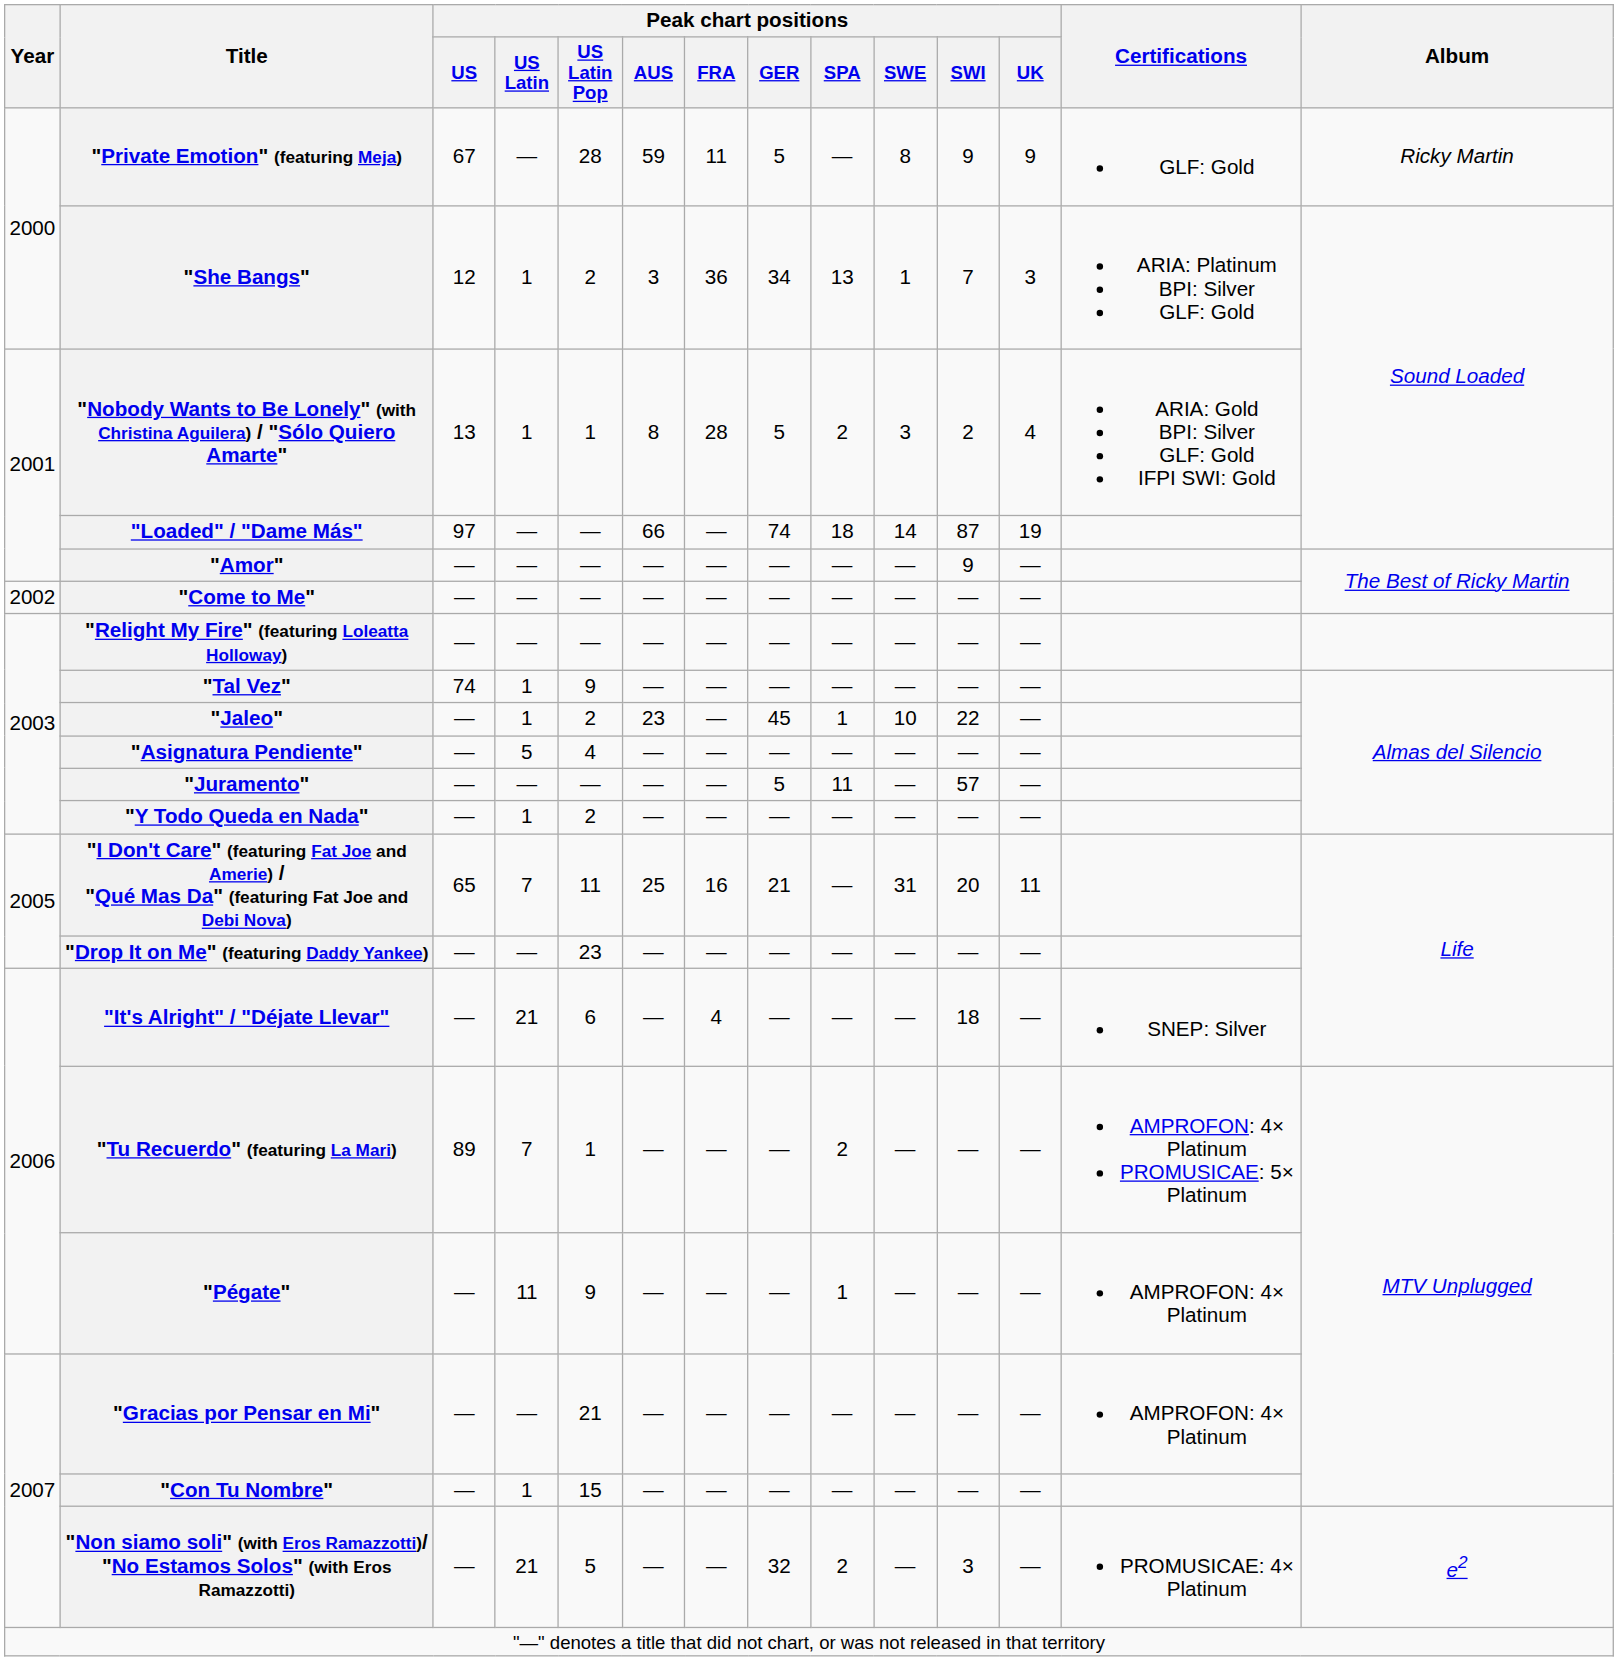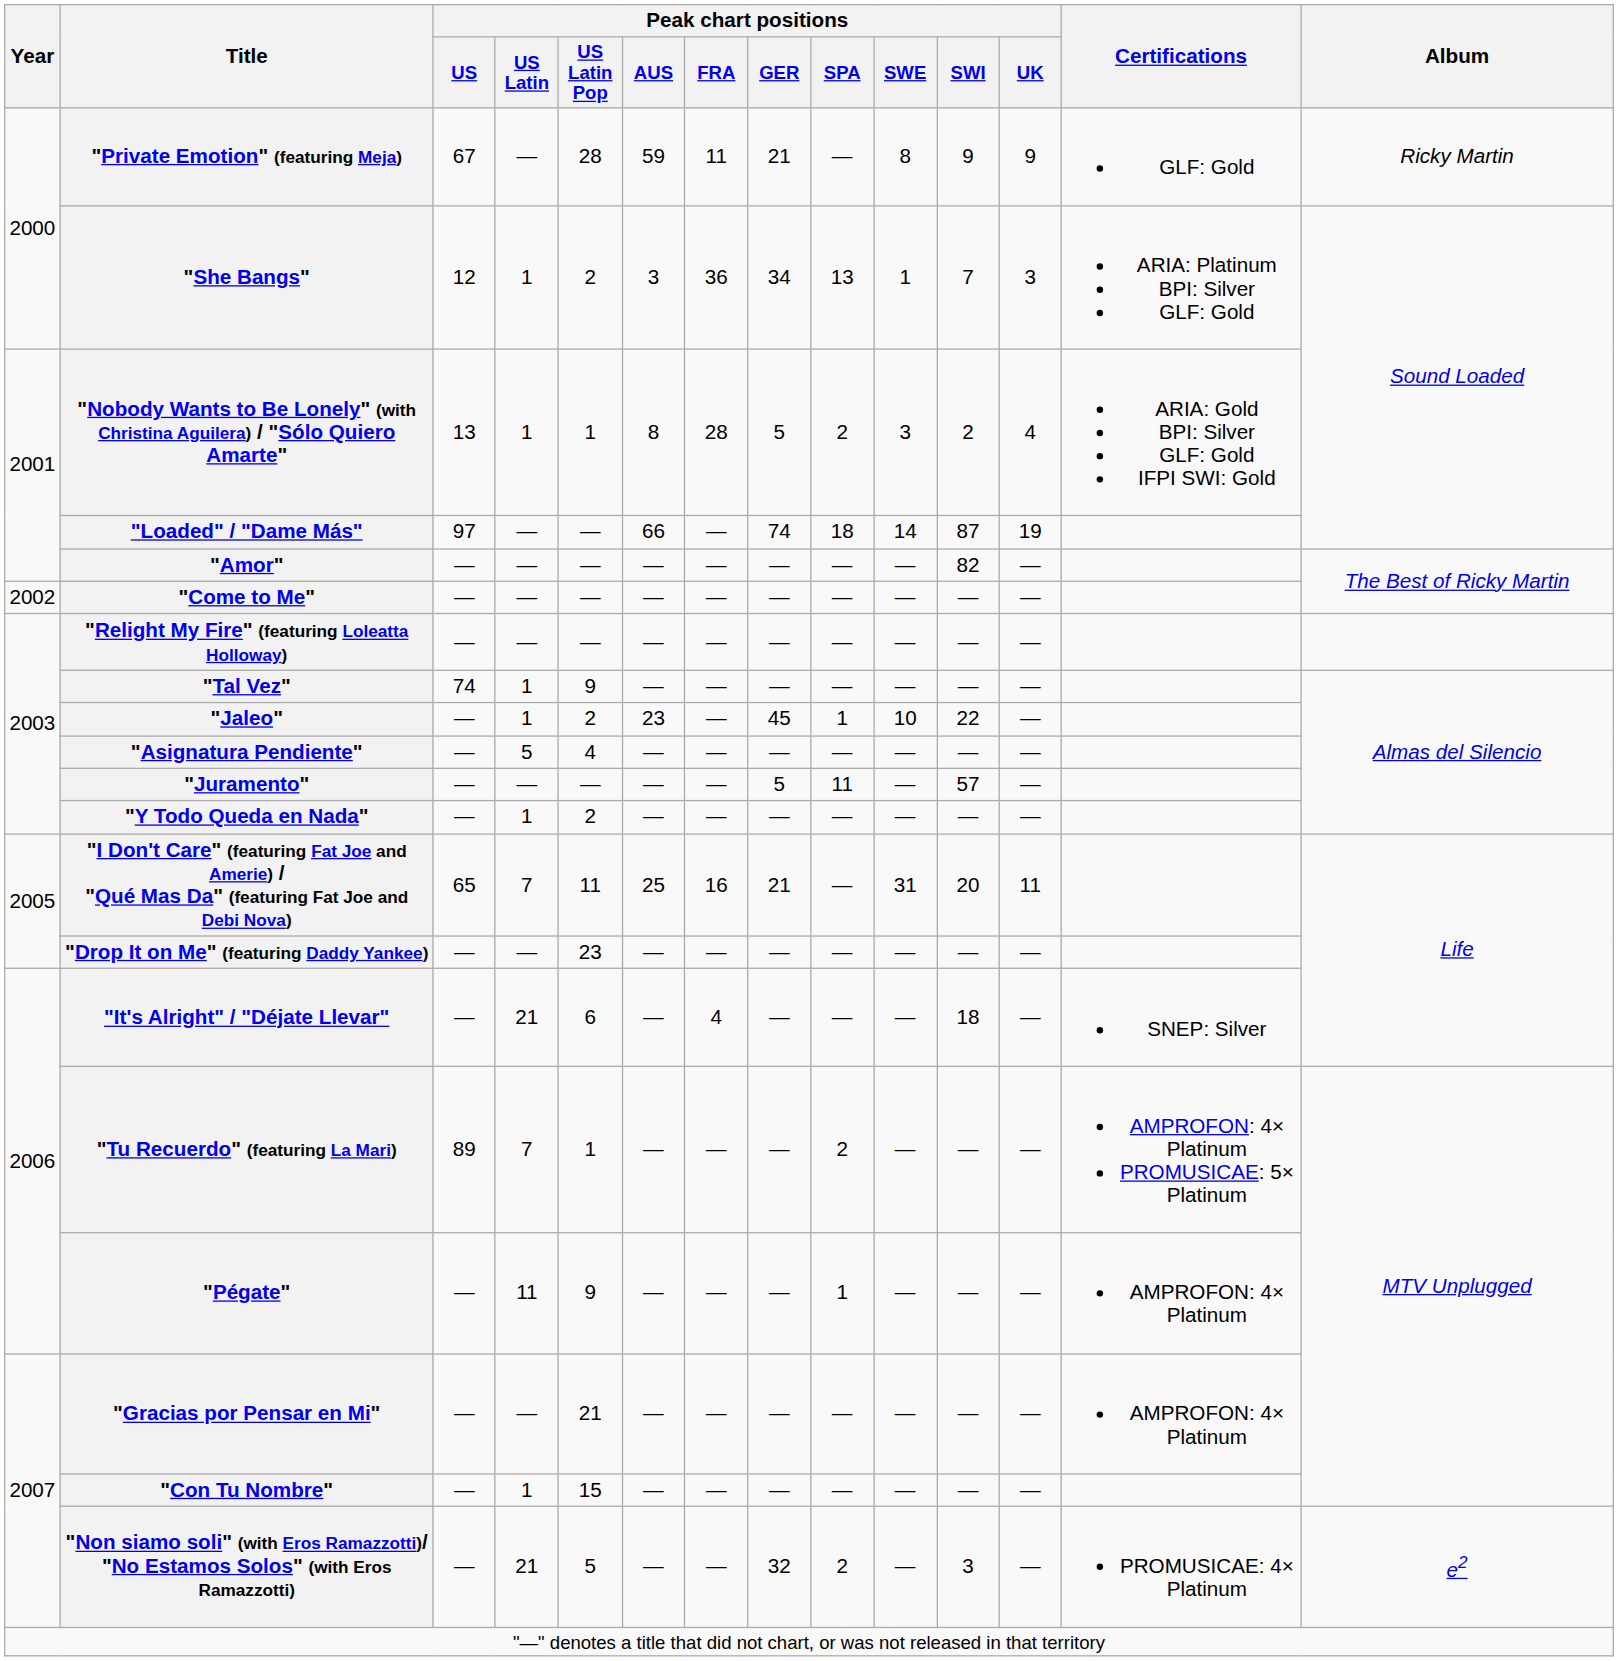(779, 156) 5 -> (779, 156) 21
(968, 564) 9 -> (968, 564) 82
